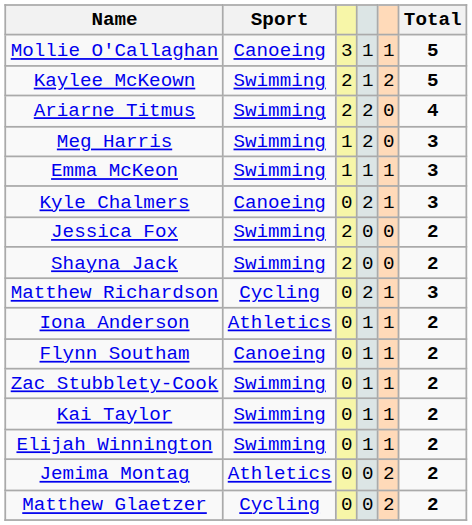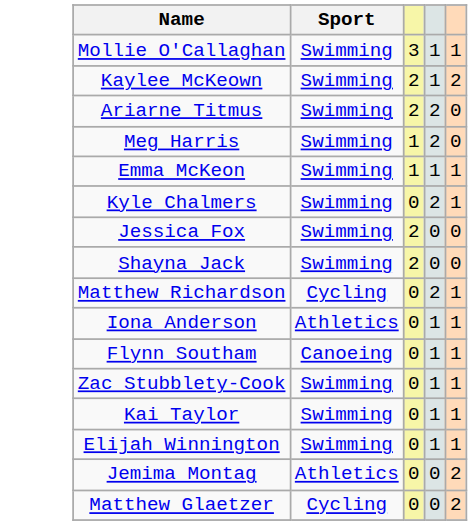- column: (433, 20)
(280, 51) Canoeing -> (347, 51) Swimming
(280, 202) Canoeing -> (347, 202) Swimming
